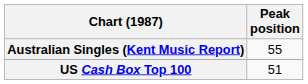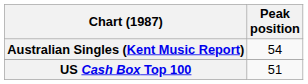(275, 49) 55 -> (275, 49) 54
